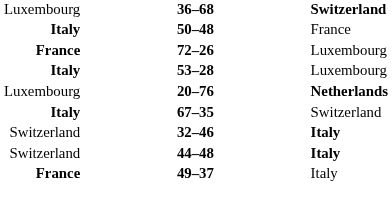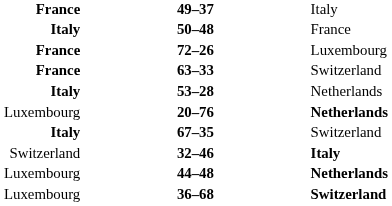rows swapped: (195, 173) <-> (195, 8)
+ row: (195, 70)
(349, 70) Luxembourg -> (346, 91) Netherlands
(45, 153) Switzerland -> (42, 173) Luxembourg
(325, 153) Italy -> (349, 173) Netherlands
